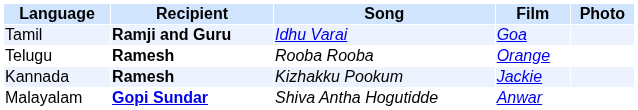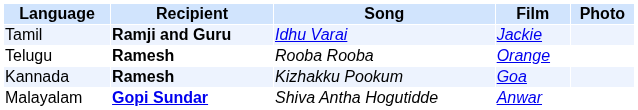(512, 34) Goa -> (519, 34) Jackie
(519, 76) Jackie -> (512, 76) Goa
